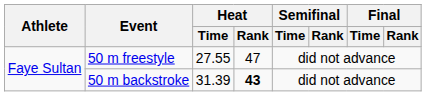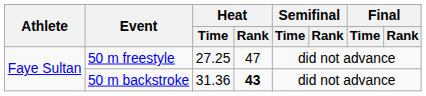(213, 58) 27.55 -> (213, 58) 27.25
(213, 80) 31.39 -> (213, 80) 31.36
